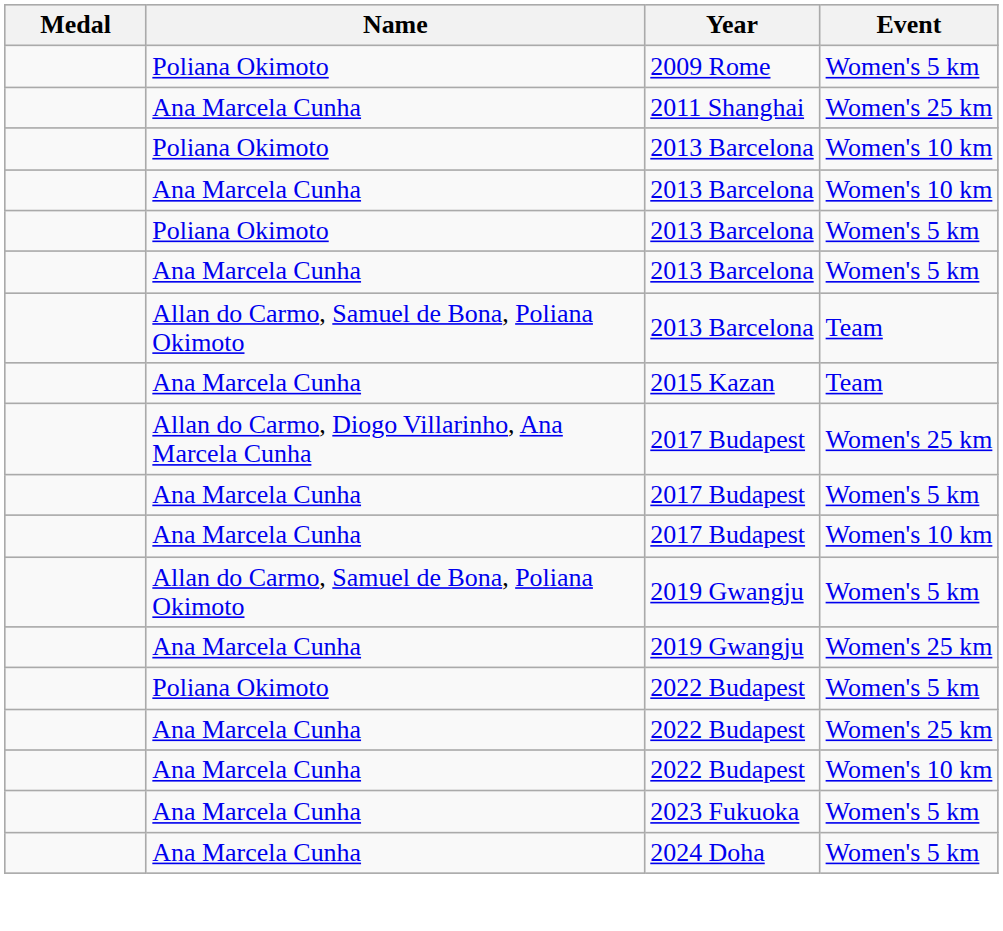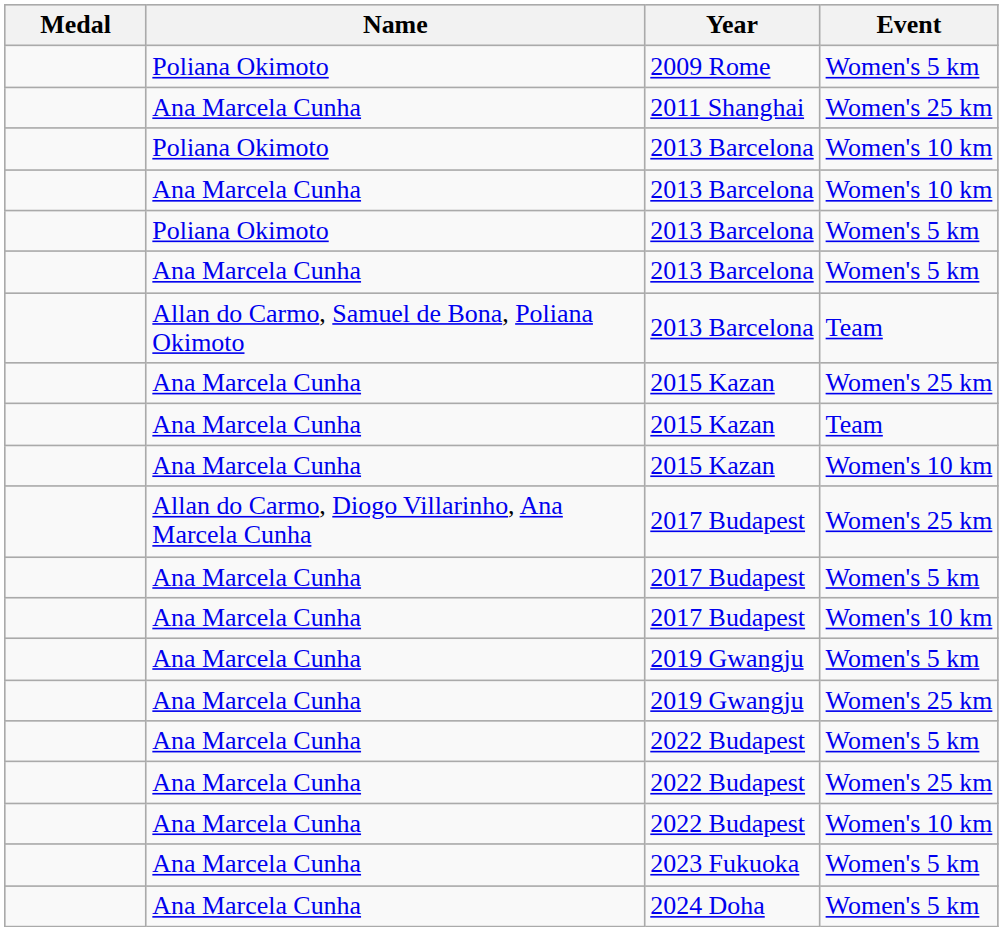+ row: (713, 383)
+ row: (713, 465)
(373, 591) Allan do Carmo, Samuel de Bona, Poliana Okimoto -> (257, 658) Ana Marcela Cunha
(241, 688) Poliana Okimoto -> (257, 741) Ana Marcela Cunha
